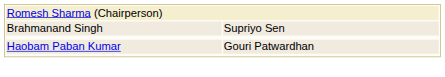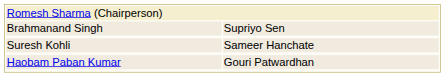+ row: (39, 45)
